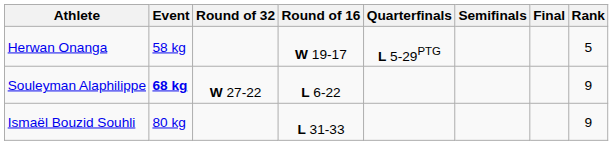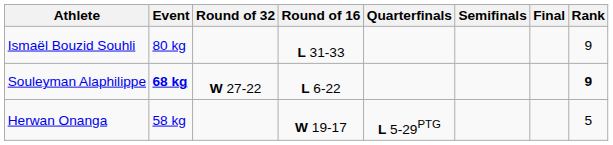rows swapped: (57, 47) <-> (72, 122)
(588, 85) normal -> (588, 82) bold
